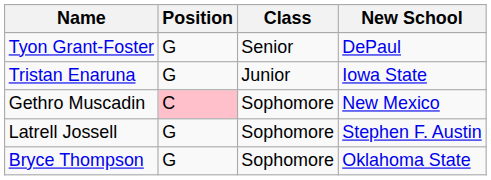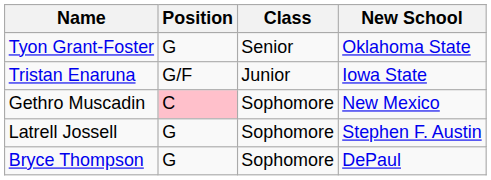(372, 47) DePaul -> (406, 47) Oklahoma State
(169, 75) G -> (177, 75) G/F
(406, 160) Oklahoma State -> (372, 160) DePaul
